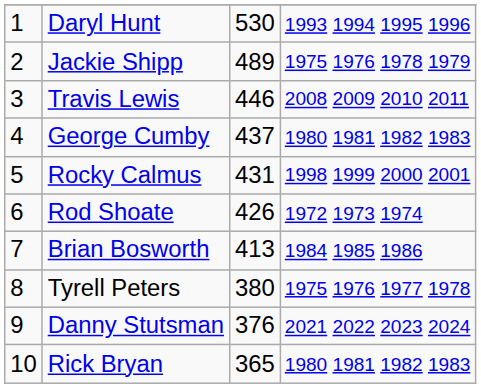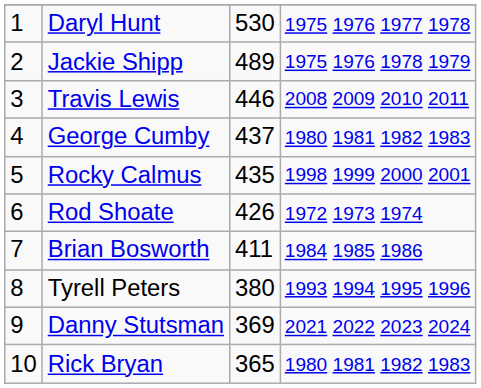(378, 24) 1993 1994 1995 1996 -> (378, 24) 1975 1976 1977 1978
(255, 174) 431 -> (255, 174) 435
(255, 250) 413 -> (254, 250) 411
(378, 288) 1975 1976 1977 1978 -> (378, 288) 1993 1994 1995 1996
(255, 325) 376 -> (255, 325) 369
